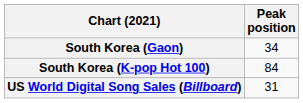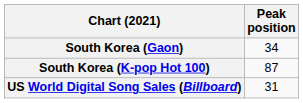(271, 68) 84 -> (271, 68) 87
